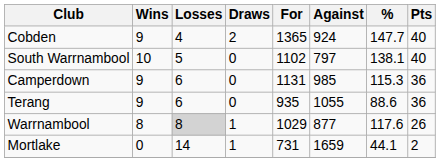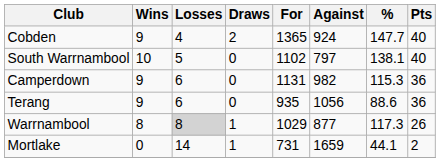(325, 80) 985 -> (325, 80) 982
(329, 102) 1055 -> (329, 102) 1056
(387, 124) 117.6 -> (387, 124) 117.3
